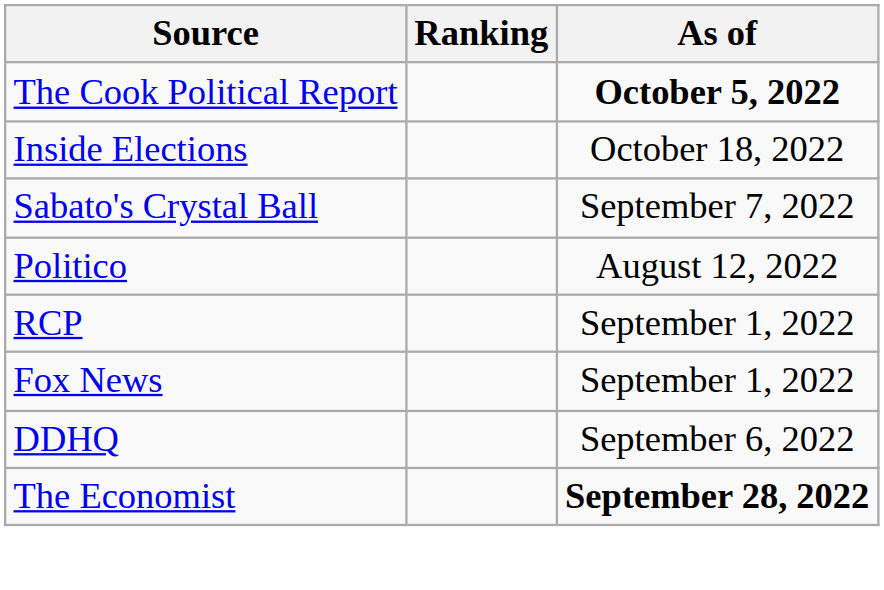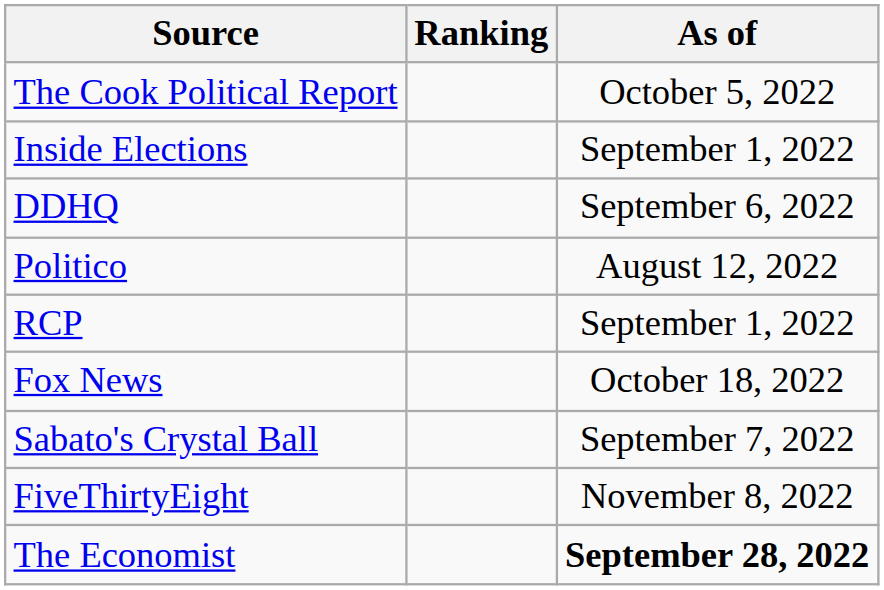(717, 91) bold -> (717, 91) normal
(717, 149) October 18, 2022 -> (717, 149) September 1, 2022
rows swapped: (166, 206) <-> (66, 438)
(717, 380) September 1, 2022 -> (717, 380) October 18, 2022
+ row: (131, 496)
